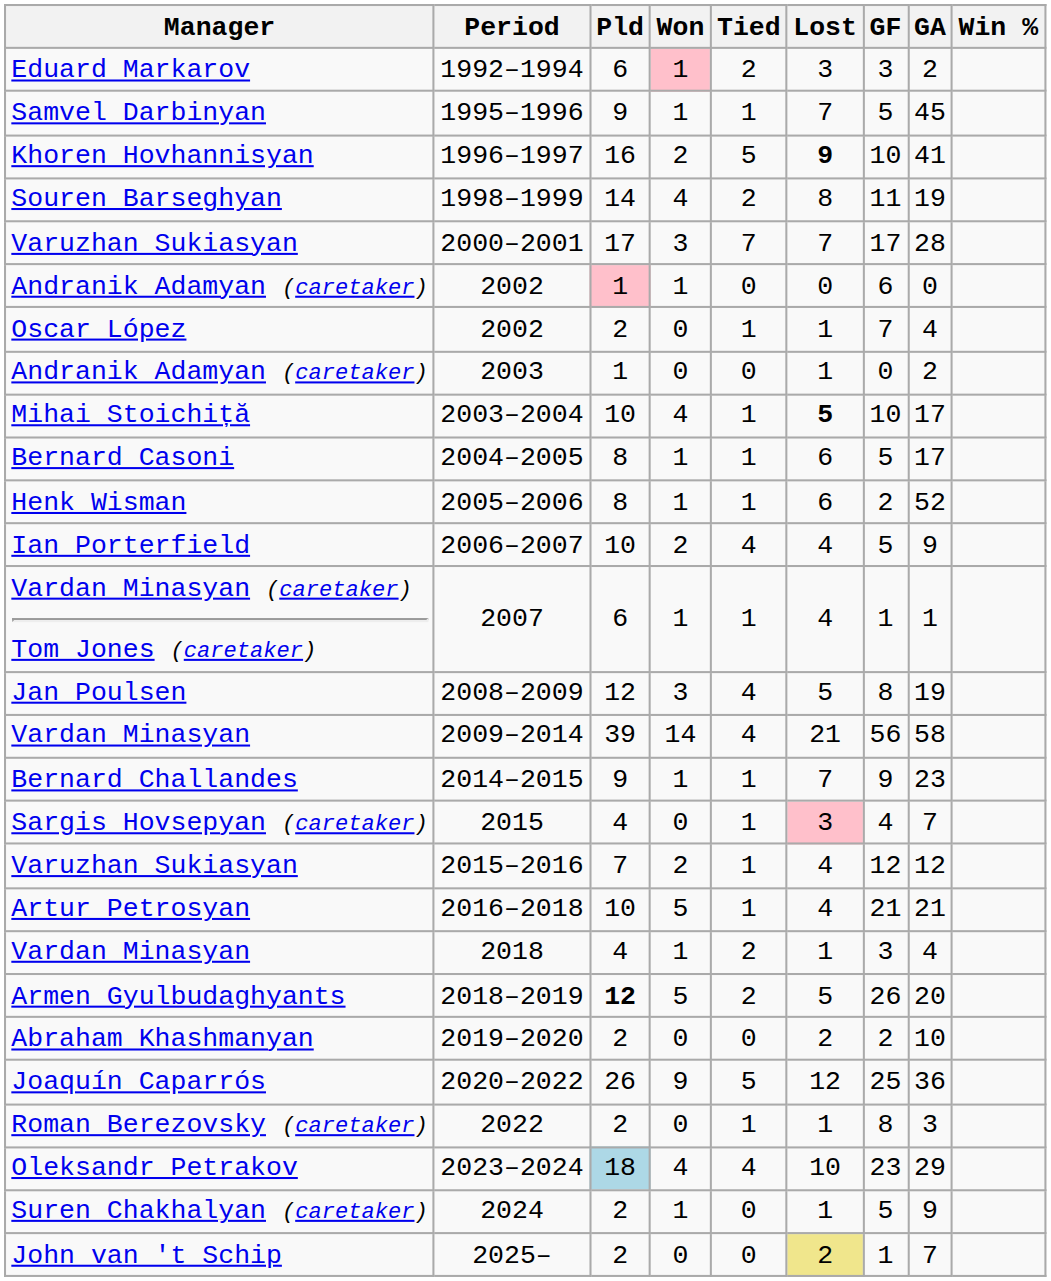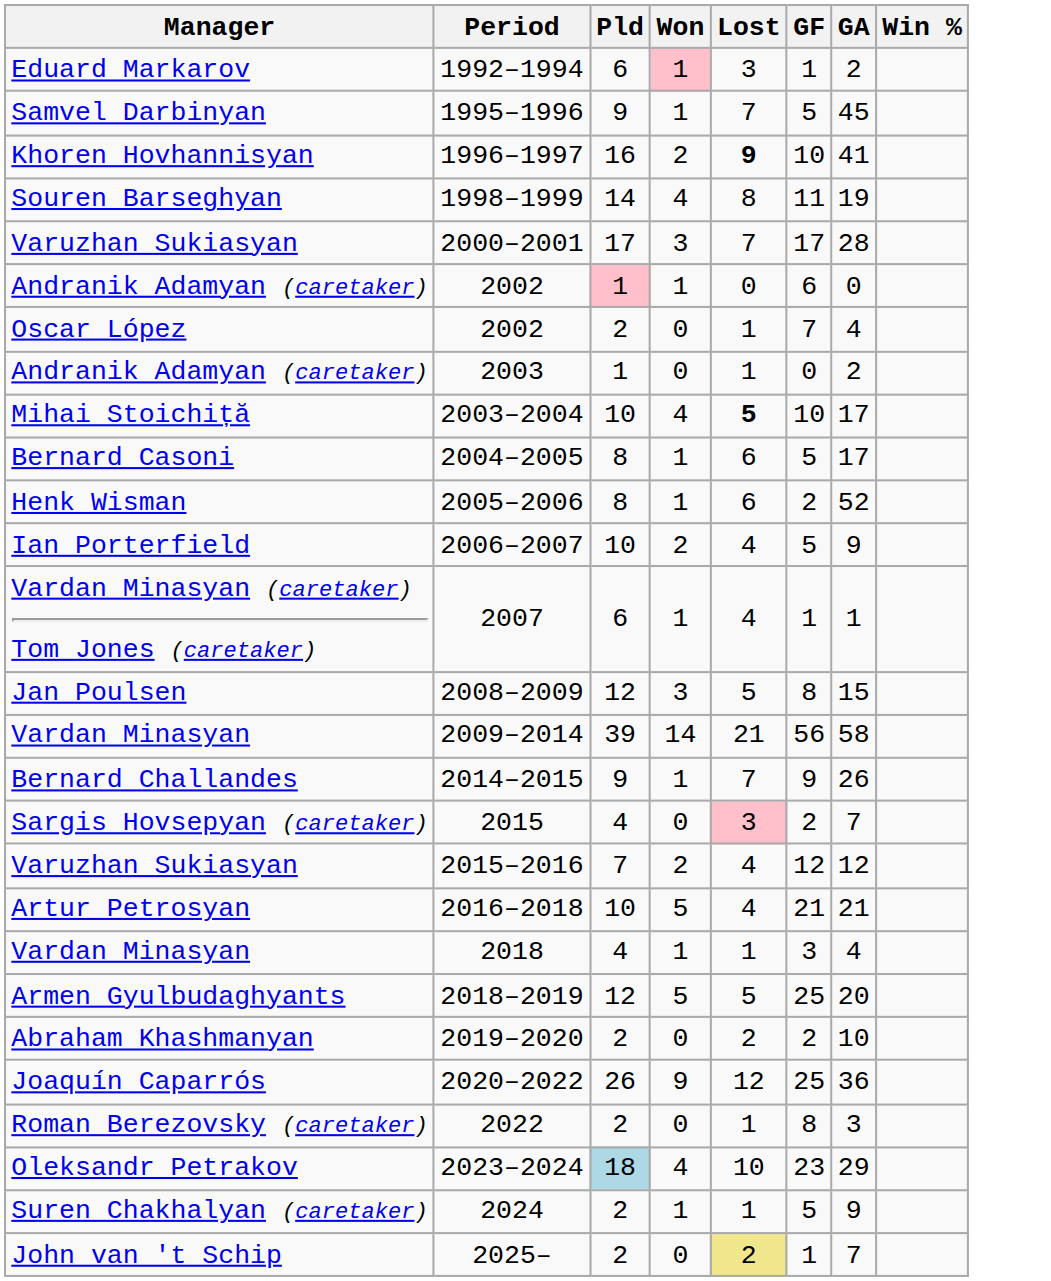- column: (749, 27)
(886, 70) 3 -> (809, 70) 1
(930, 693) 19 -> (854, 693) 15
(930, 779) 23 -> (854, 779) 26
(886, 823) 4 -> (809, 823) 2
(620, 996) bold -> (620, 996) normal
(886, 996) 26 -> (809, 996) 25
